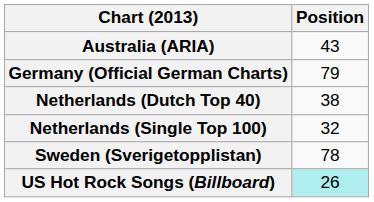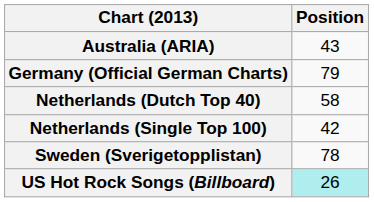(330, 100) 38 -> (330, 100) 58
(330, 127) 32 -> (330, 127) 42
